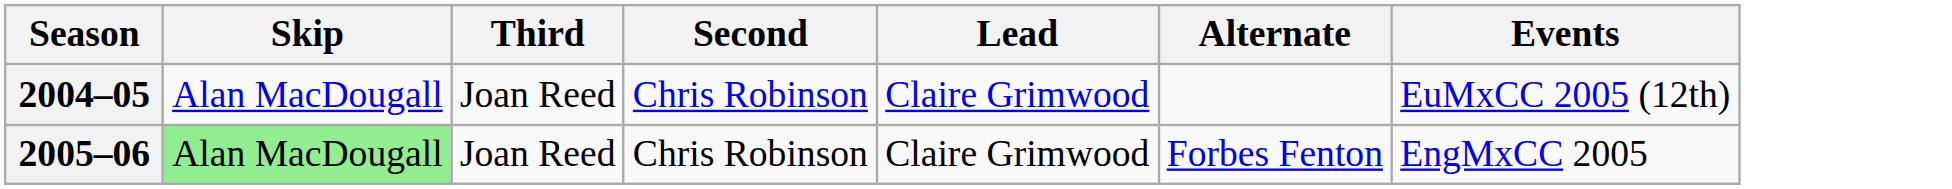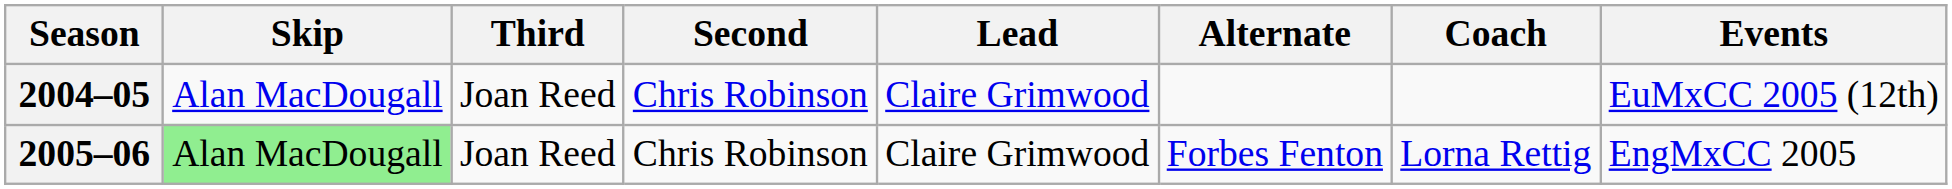+ column: (1496, 34)
